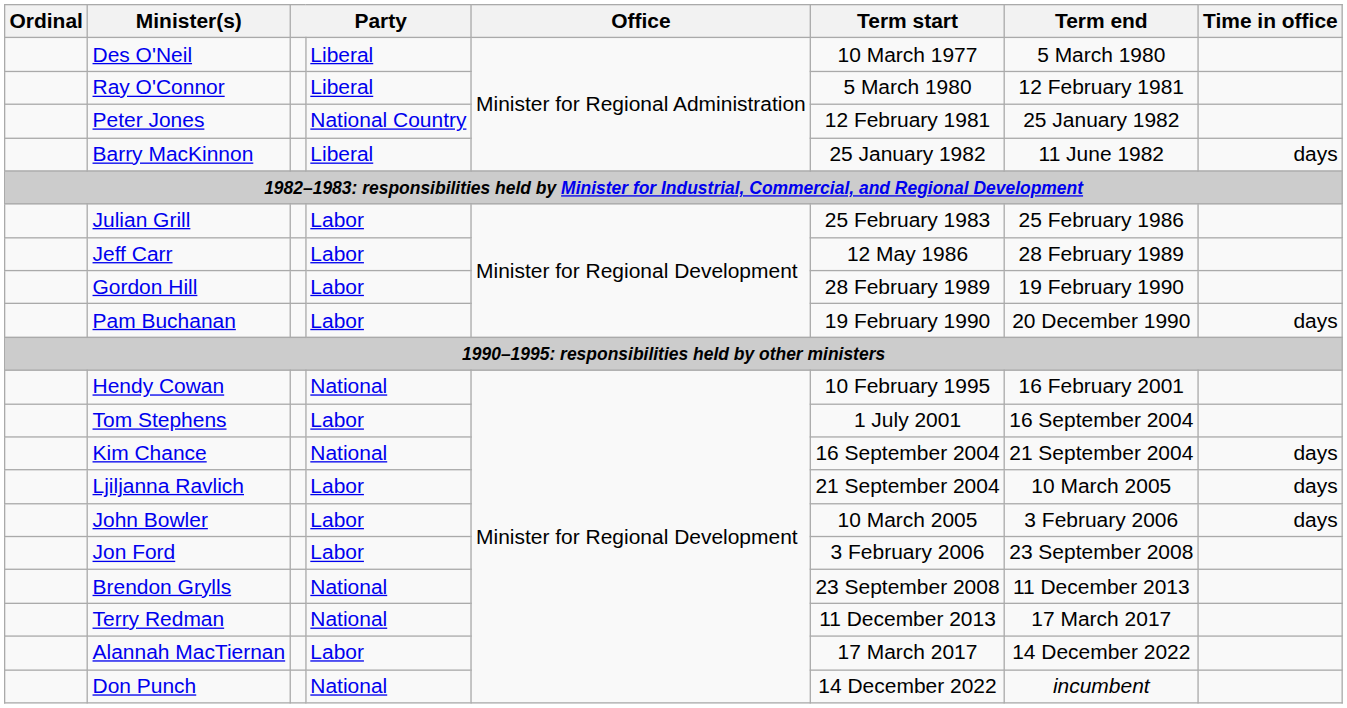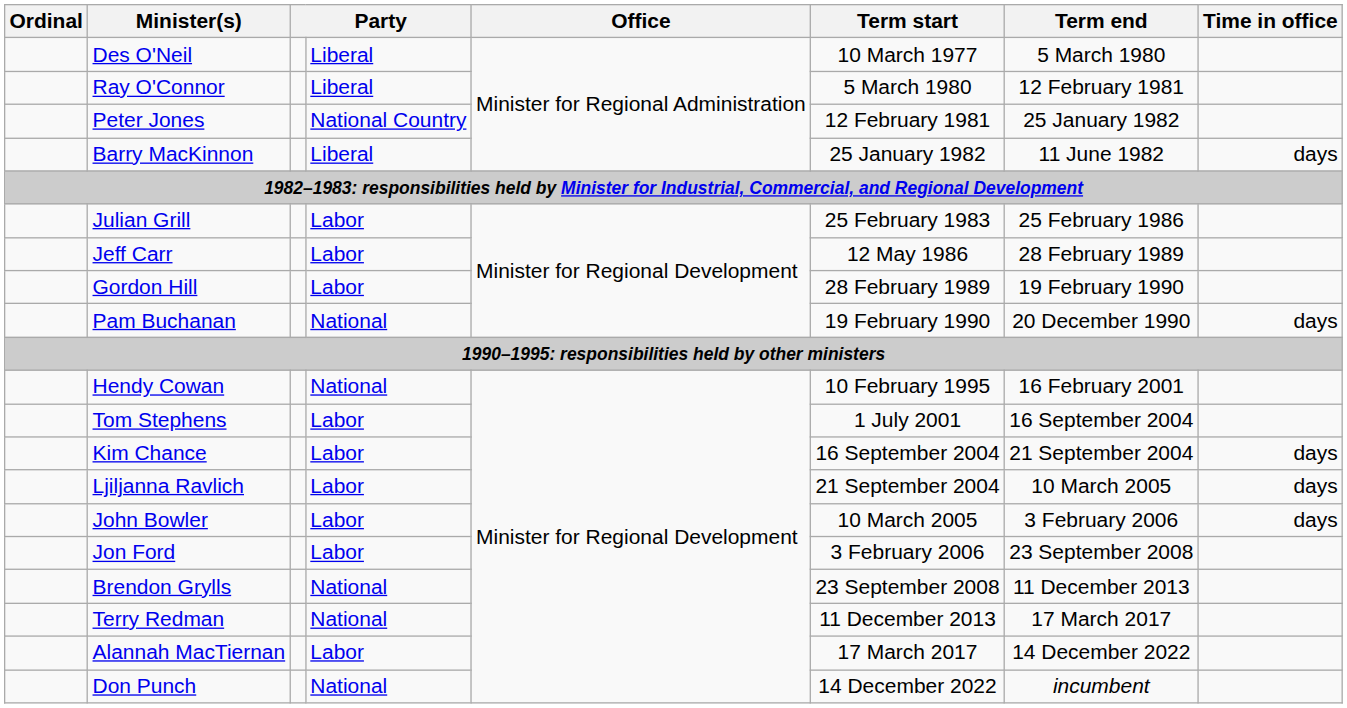(337, 320) Labor -> (349, 320) National
(349, 453) National -> (337, 453) Labor
